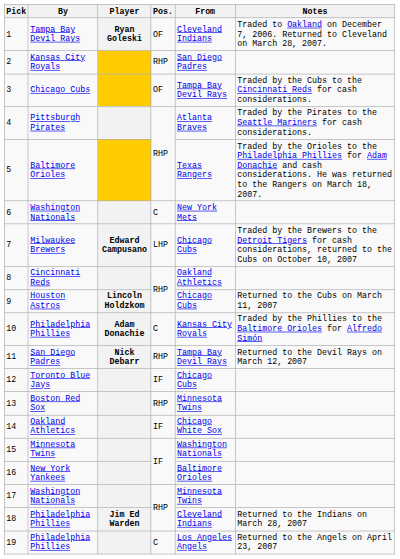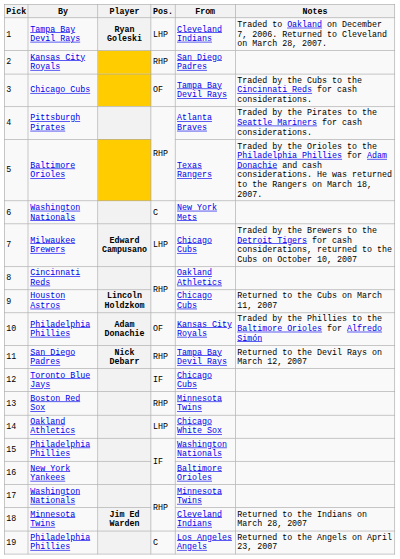(158, 34) OF -> (161, 34) LHP
(156, 329) C -> (158, 329) OF
(158, 427) IF -> (161, 427) LHP
(53, 450) Minnesota Twins -> (60, 450) Philadelphia Phillies
(60, 519) Philadelphia Phillies -> (53, 519) Minnesota Twins
